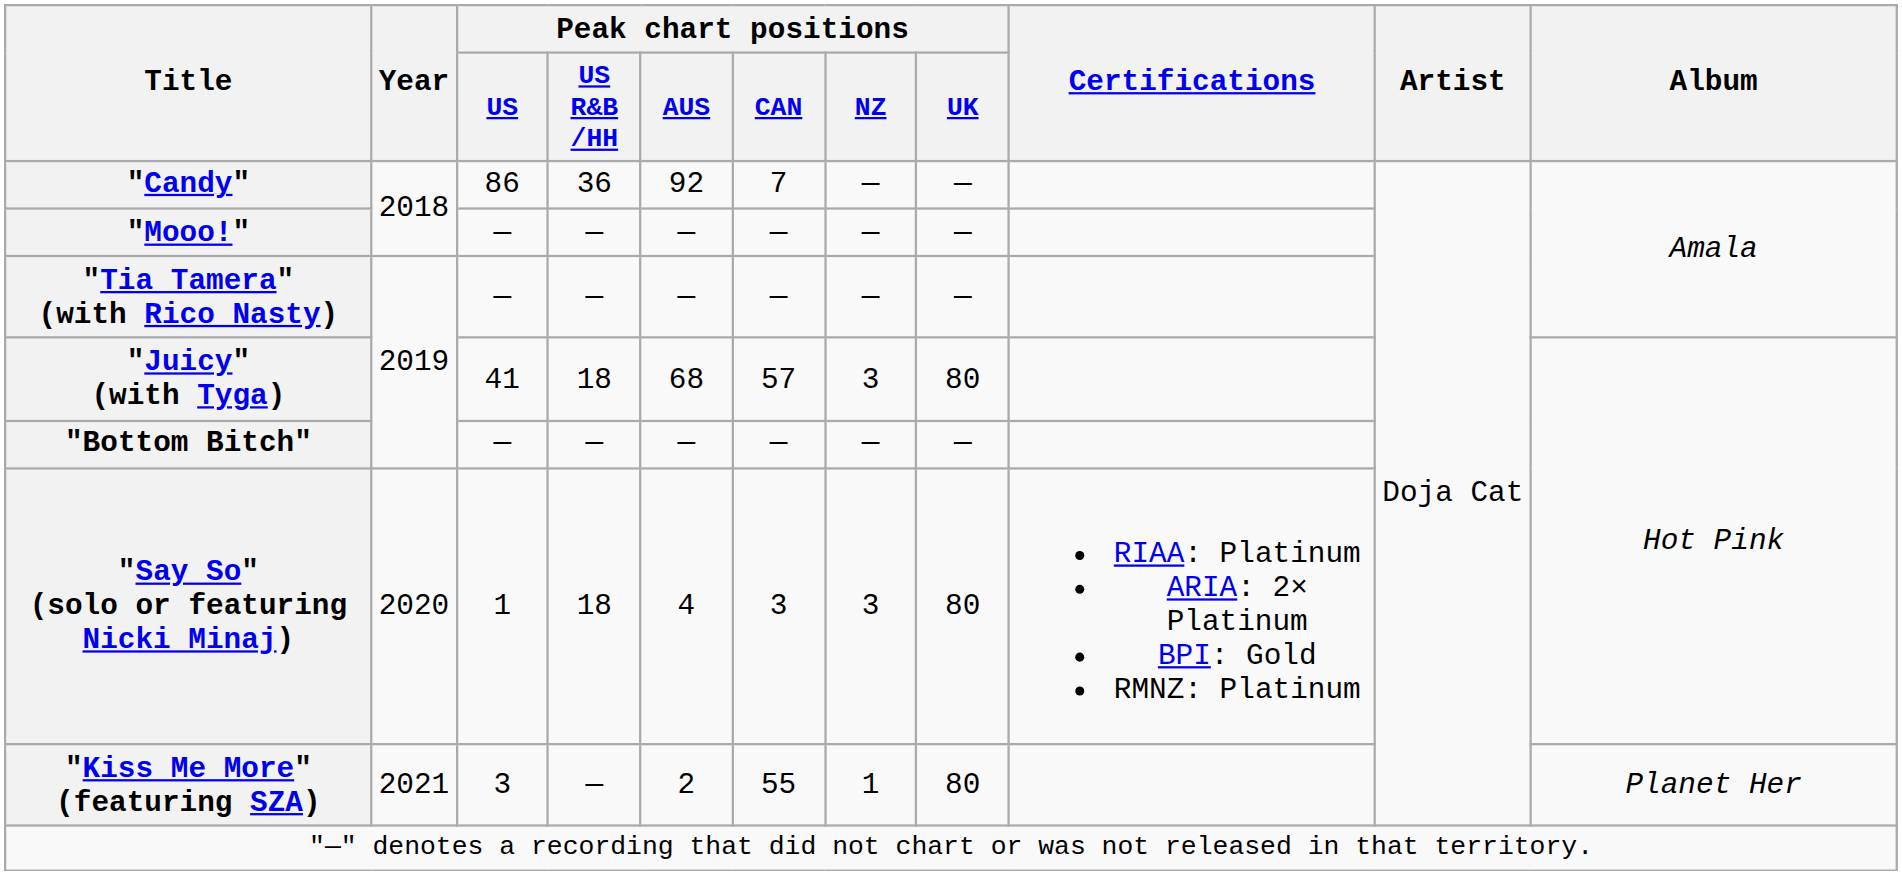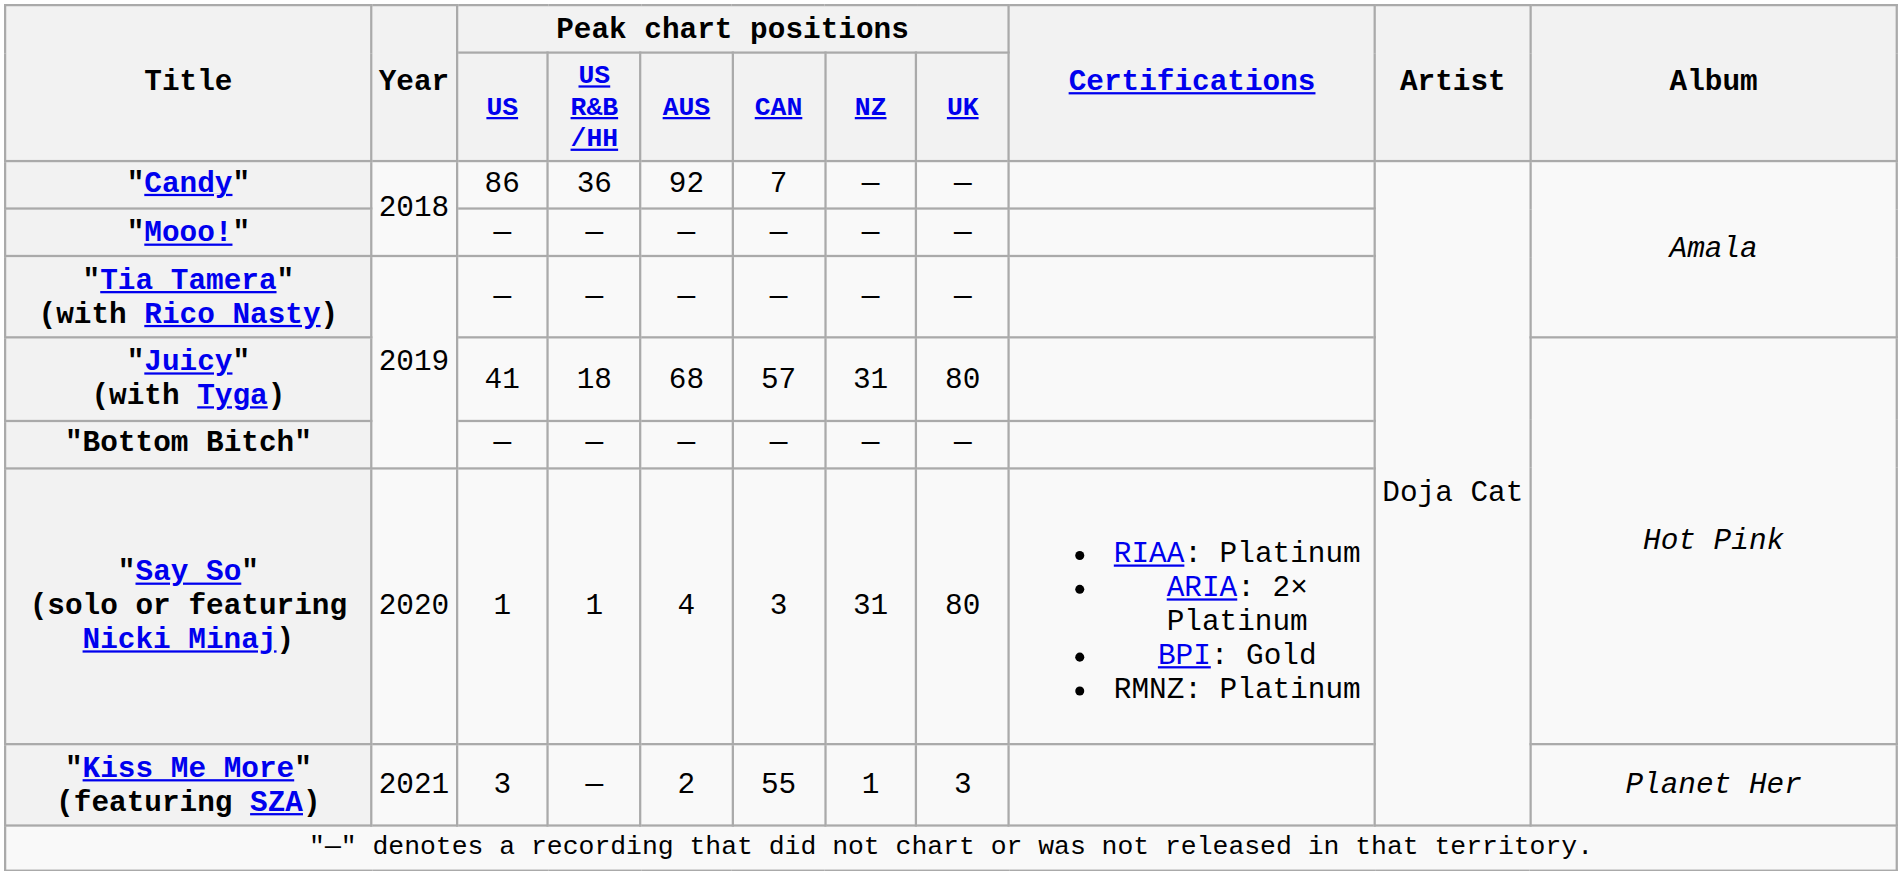(871, 379) 3 -> (871, 379) 31
(594, 606) 18 -> (594, 606) 1
(871, 606) 3 -> (871, 606) 31
(963, 785) 80 -> (963, 785) 3
